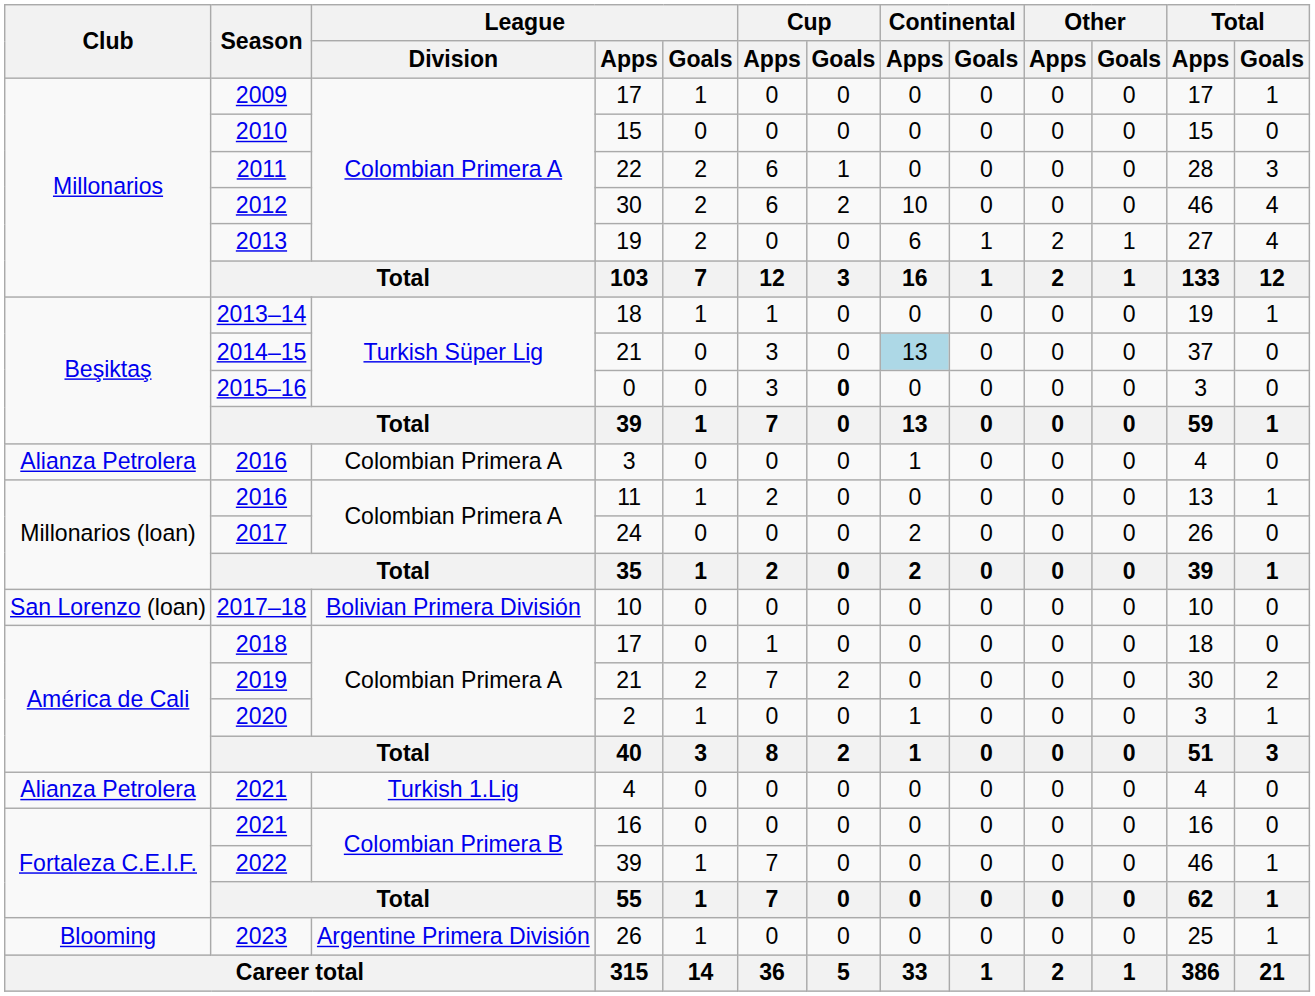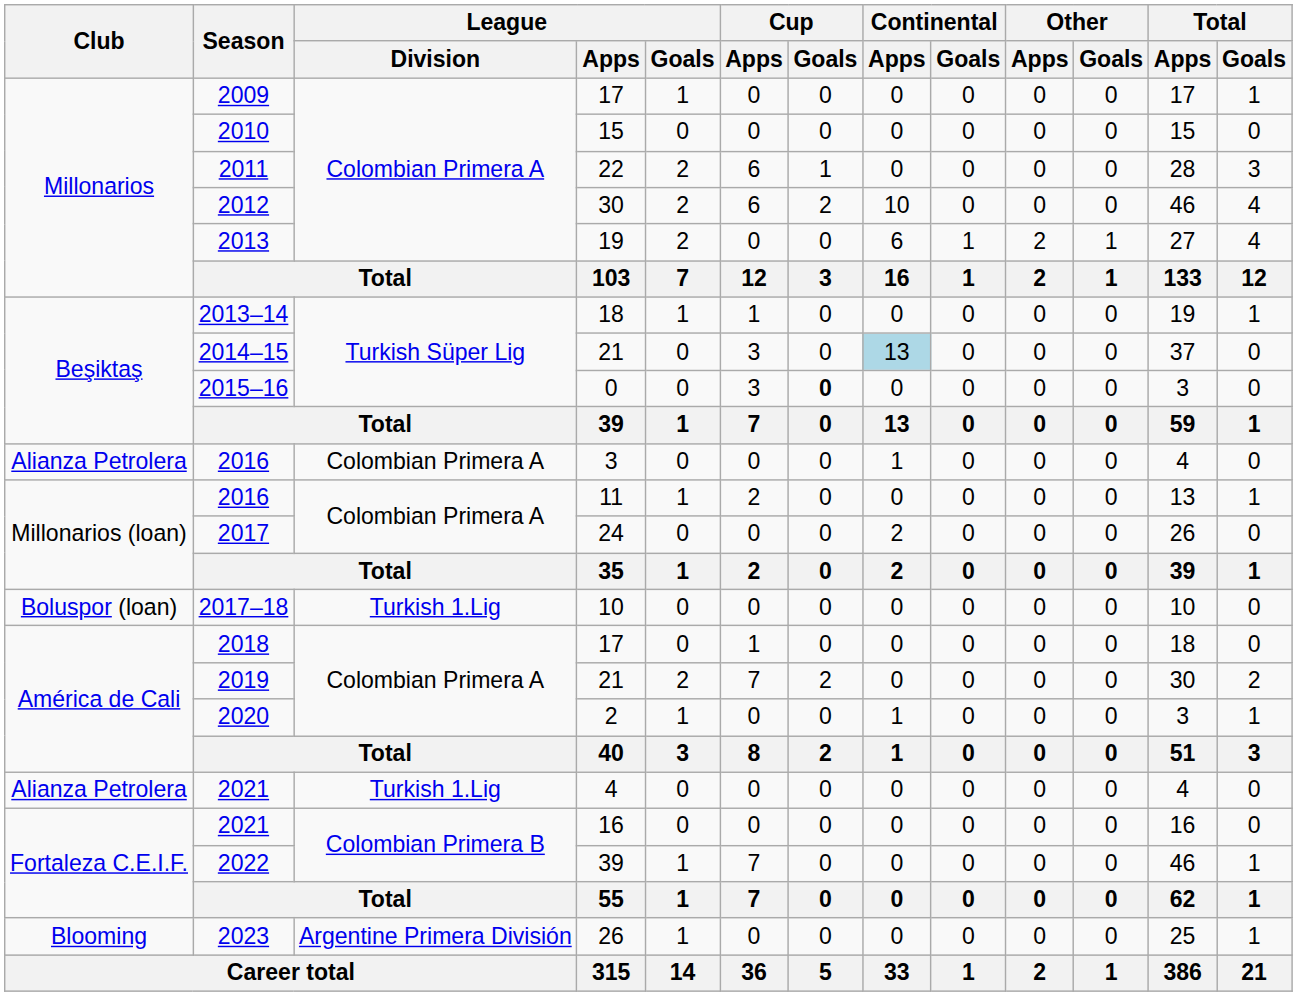(108, 607) San Lorenzo (loan) -> (99, 607) Boluspor (loan)
(453, 607) Bolivian Primera División -> (435, 607) Turkish 1.Lig
